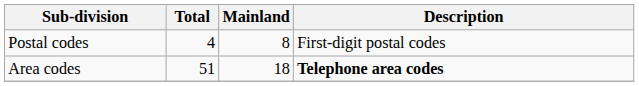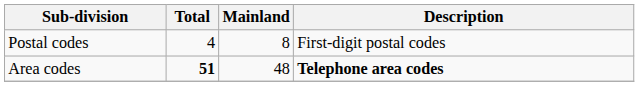(207, 68) normal -> (207, 68) bold
(282, 68) 18 -> (282, 68) 48
